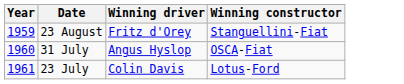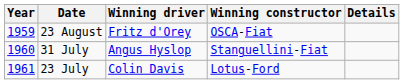+ column: (371, 14)
(269, 33) Stanguellini-Fiat -> (242, 33) OSCA-Fiat
(242, 51) OSCA-Fiat -> (269, 51) Stanguellini-Fiat
